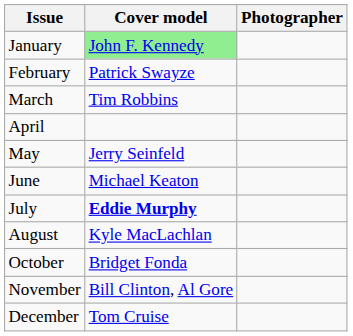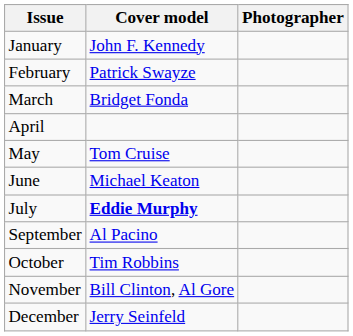(146, 45) lightgreen background -> (147, 45) no background
(133, 99) Tim Robbins -> (139, 99) Bridget Fonda
(136, 153) Jerry Seinfeld -> (130, 153) Tom Cruise
- row: (33, 235)
+ row: (45, 235)
(138, 262) Bridget Fonda -> (134, 262) Tim Robbins
(129, 316) Tom Cruise -> (137, 316) Jerry Seinfeld
